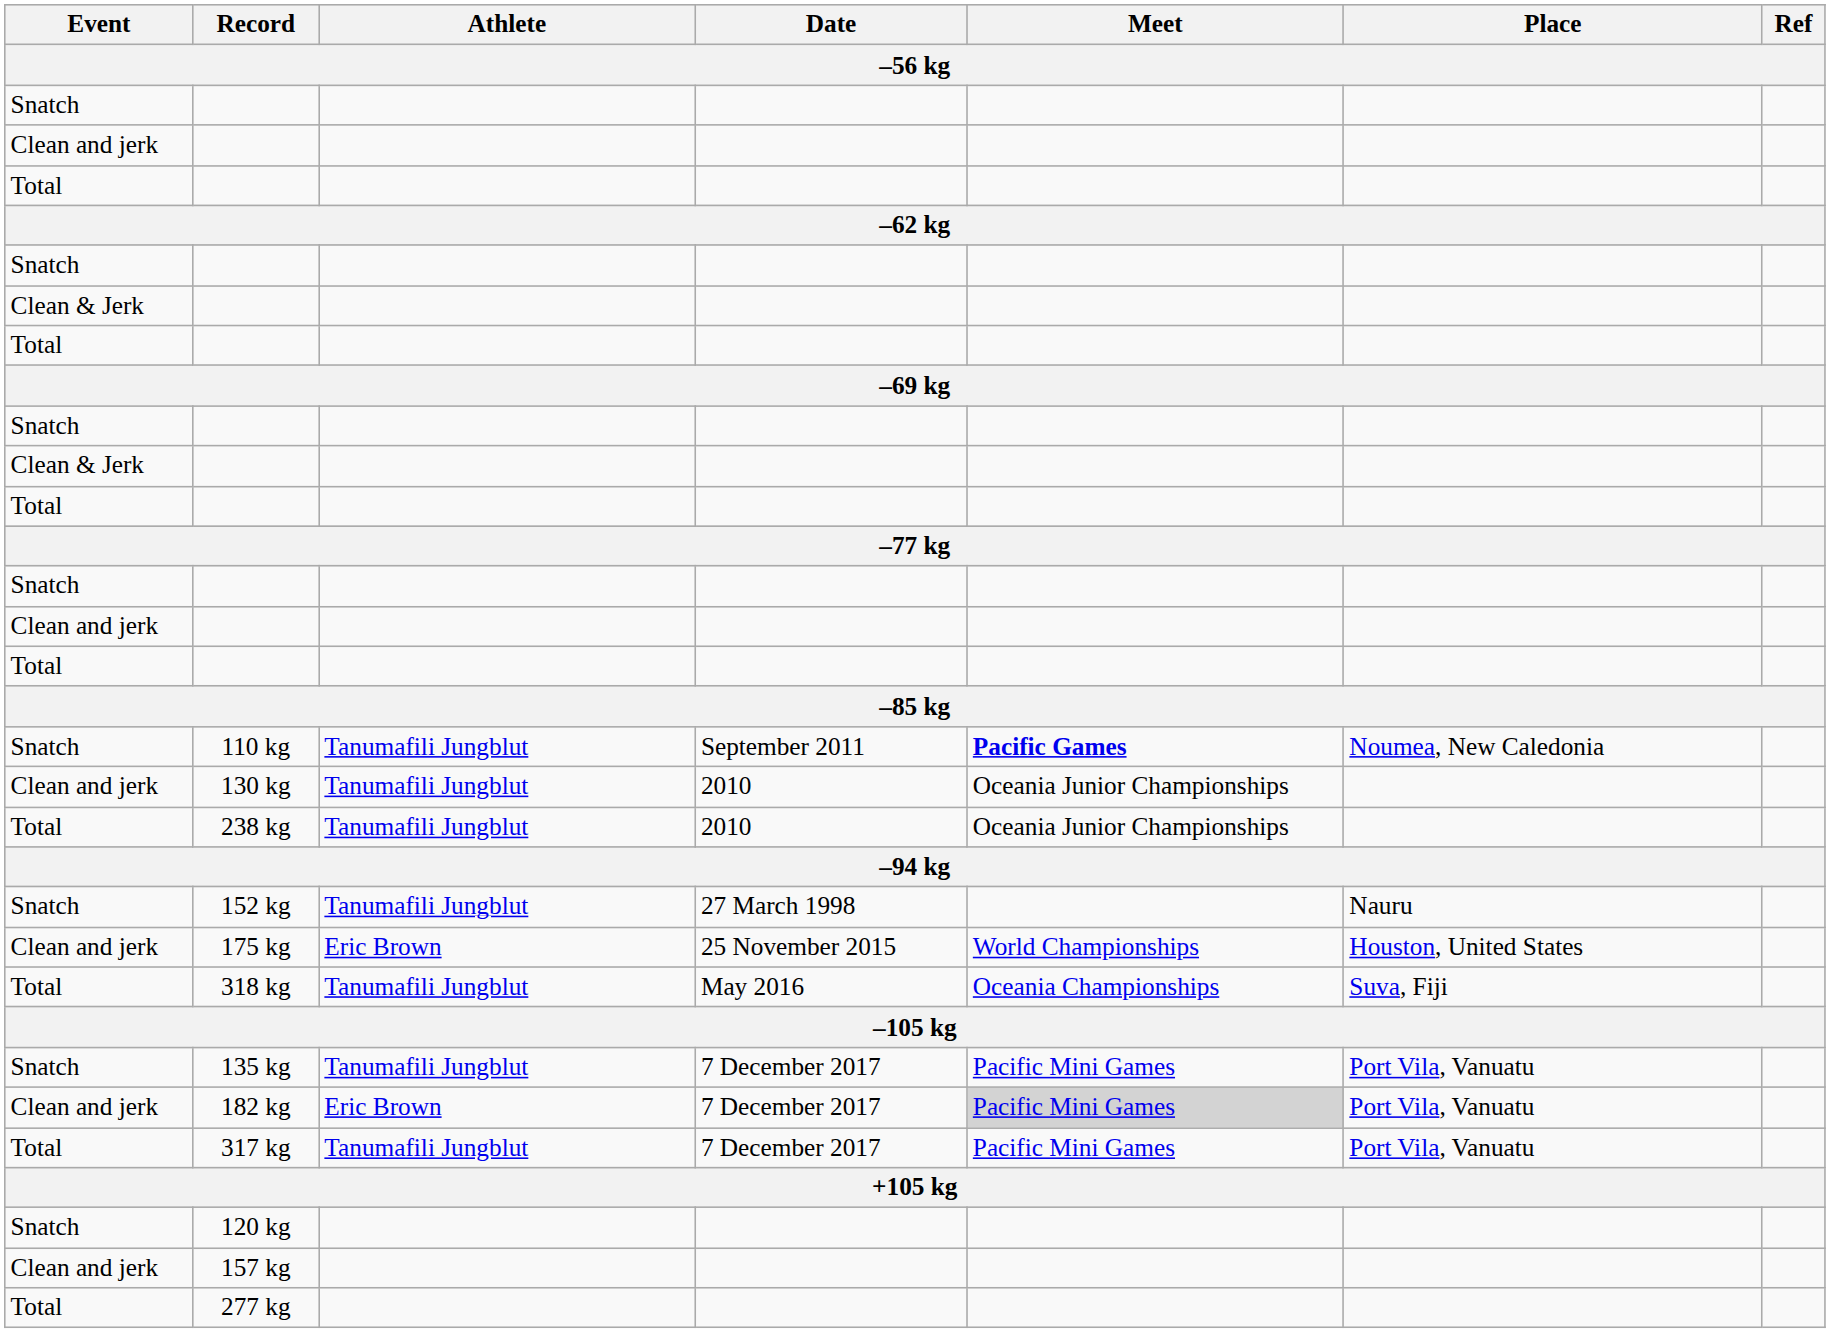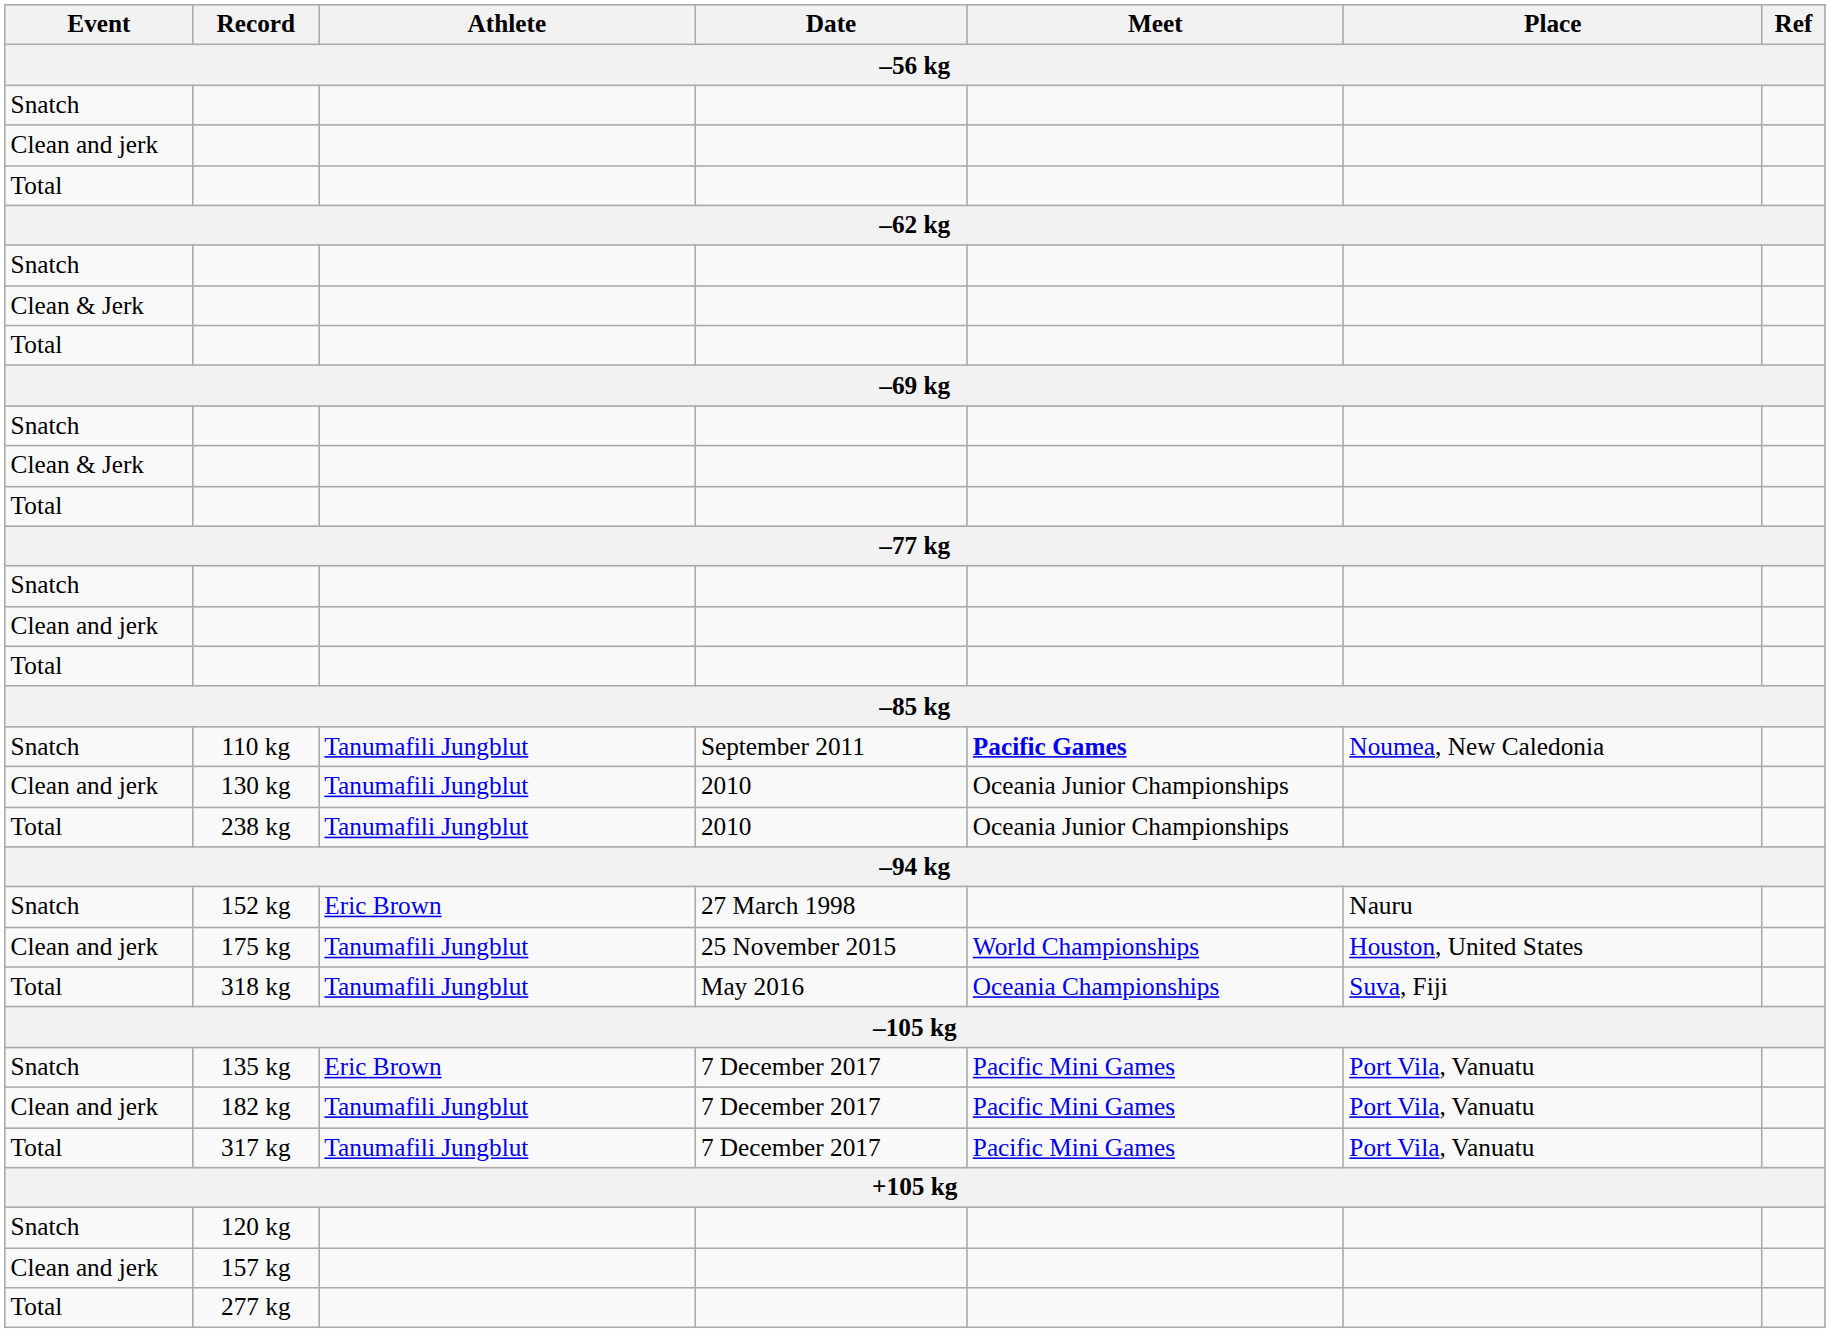(426, 906) Tanumafili Jungblut -> (383, 906) Eric Brown
(383, 946) Eric Brown -> (426, 946) Tanumafili Jungblut
(426, 1066) Tanumafili Jungblut -> (383, 1066) Eric Brown
(383, 1107) Eric Brown -> (426, 1107) Tanumafili Jungblut
(1074, 1107) lightgrey background -> (1074, 1107) no background
